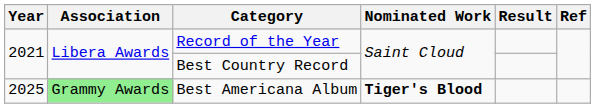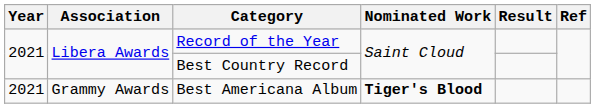(26, 91) 2025 -> (26, 91) 2021
(110, 91) lightgreen background -> (110, 91) no background
